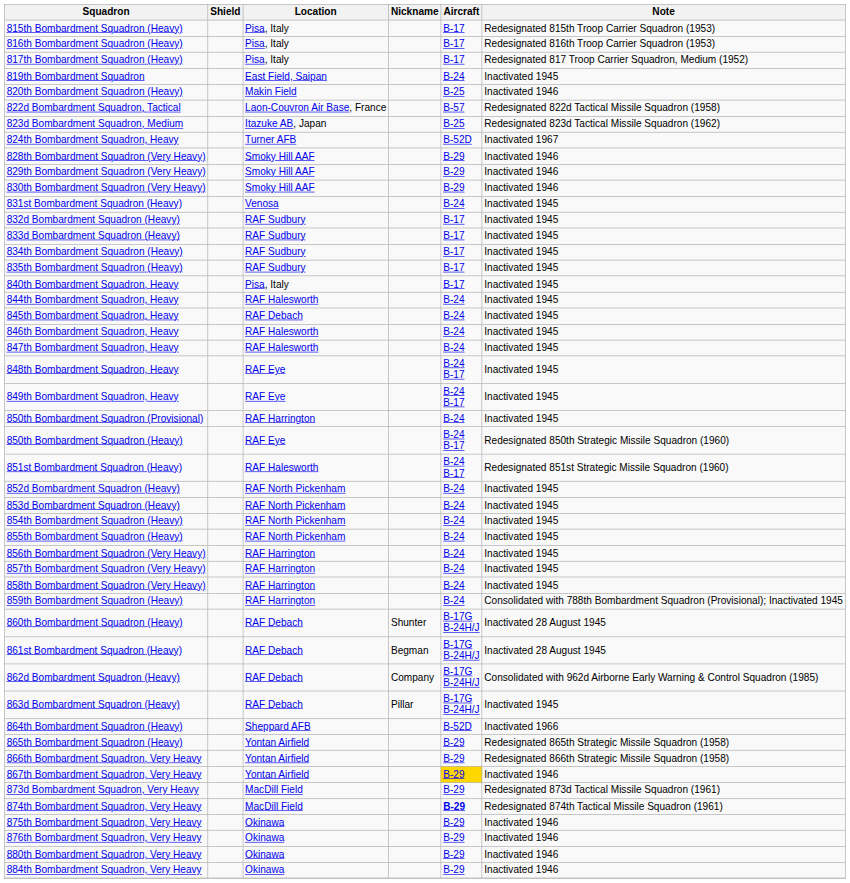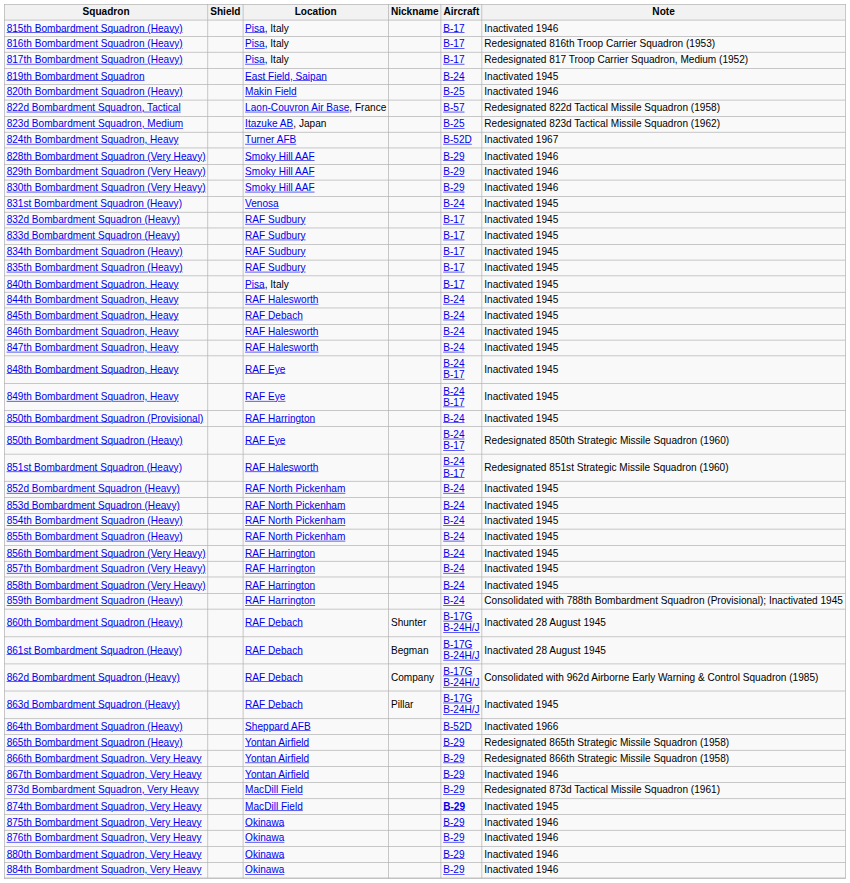(600, 28) Redesignated 815th Troop Carrier Squadron (1953) -> (521, 28) Inactivated 1946
(454, 774) gold background -> (454, 774) no background
(604, 806) Redesignated 874th Tactical Missile Squadron (1961) -> (521, 806) Inactivated 1945
